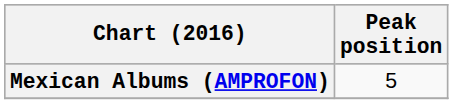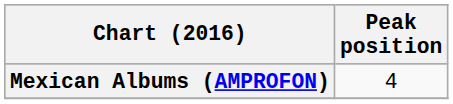(391, 82) 5 -> (391, 82) 4
